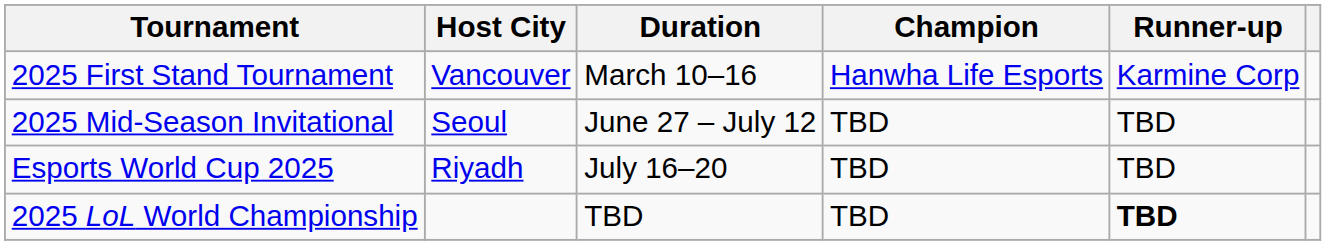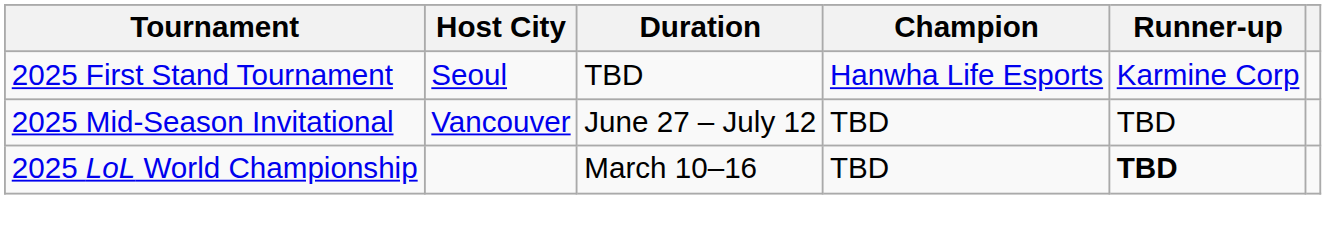(501, 74) Vancouver -> (469, 74) Seoul
(671, 74) March 10–16 -> (614, 74) TBD
(469, 121) Seoul -> (501, 121) Vancouver
- row: (173, 168)
(614, 215) TBD -> (671, 168) March 10–16
